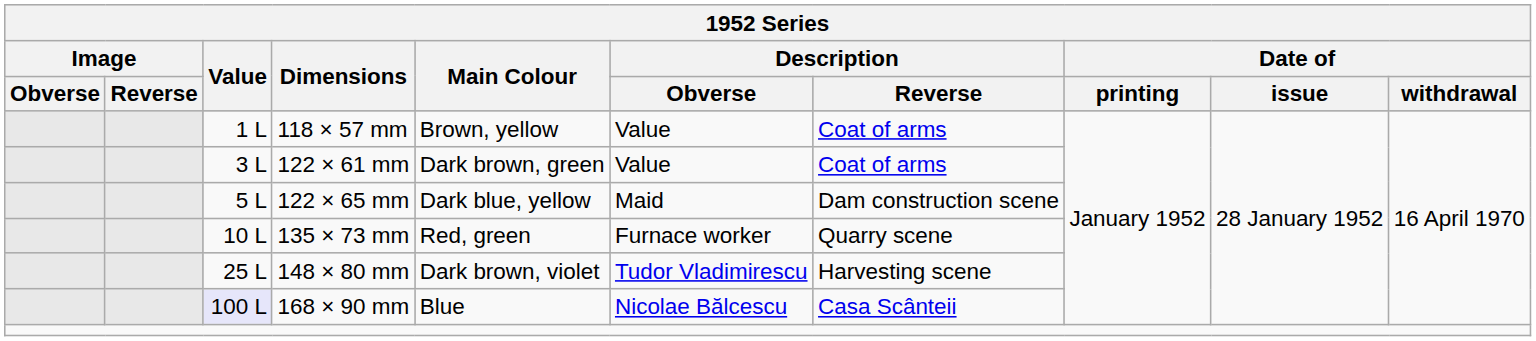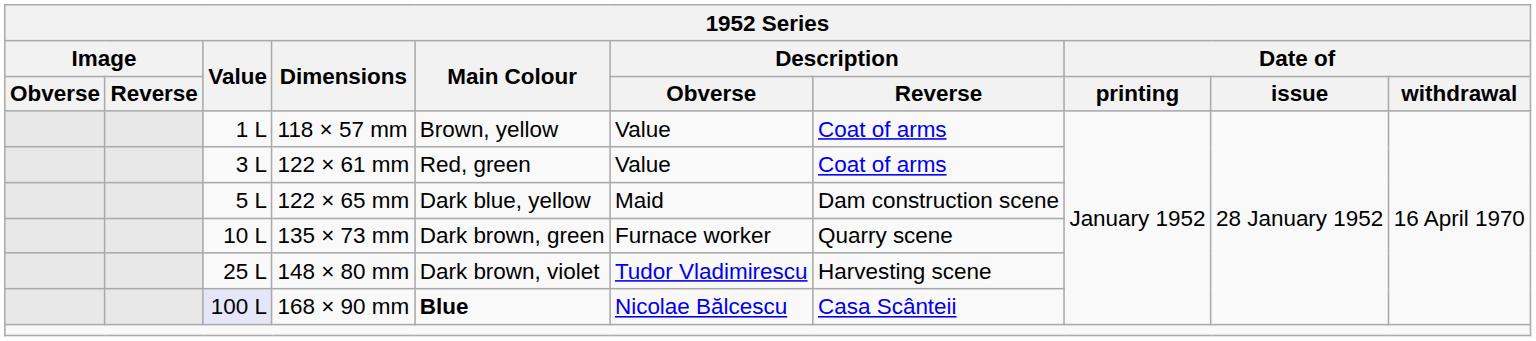(512, 165) Dark brown, green -> (475, 165) Red, green
(475, 236) Red, green -> (512, 236) Dark brown, green
(442, 307) normal -> (444, 307) bold
